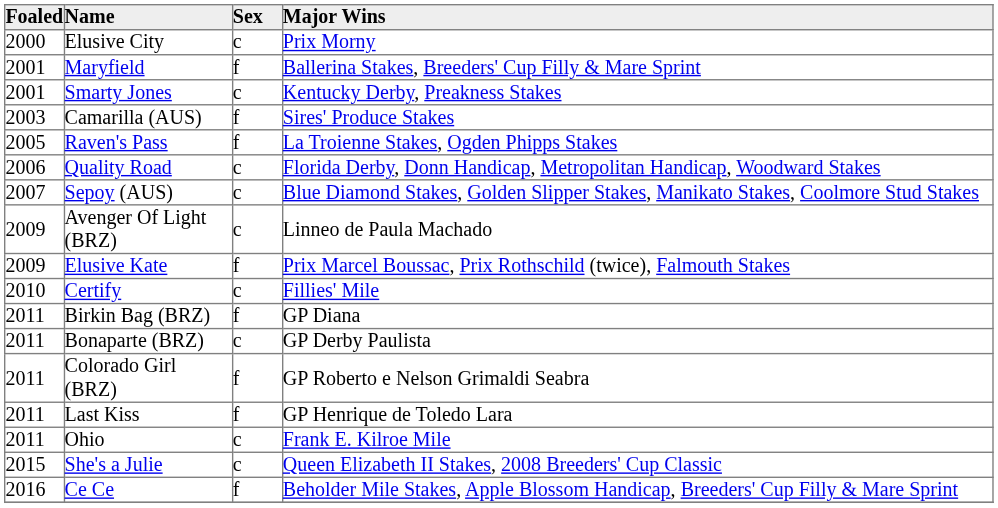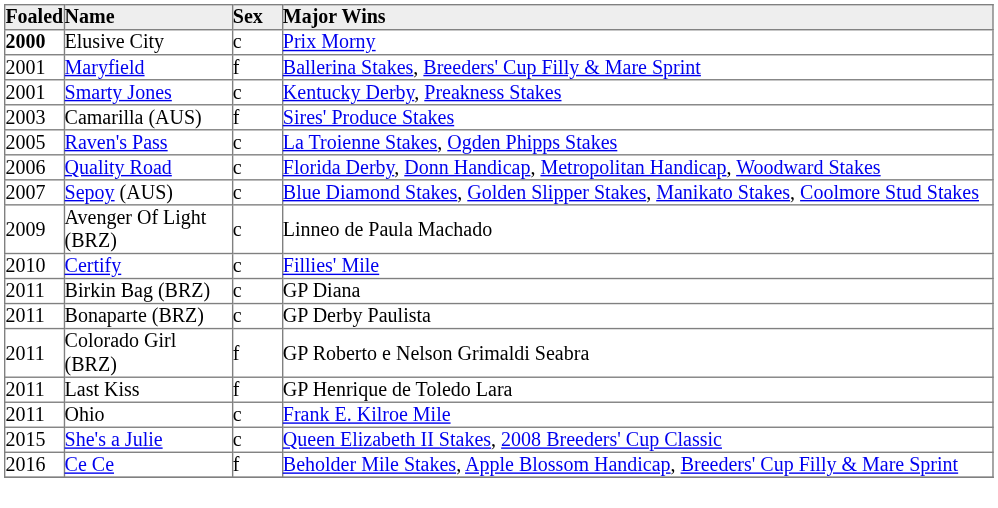(25, 42) normal -> (25, 42) bold
(236, 142) f -> (237, 142) c
- row: (116, 265)
(236, 315) f -> (237, 290) c
